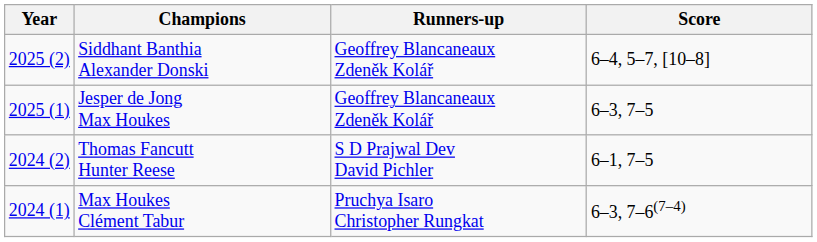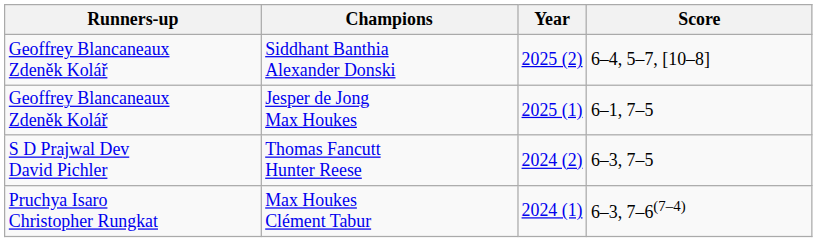columns swapped: (39, 19) <-> (459, 19)
(622, 110) 6–3, 7–5 -> (622, 110) 6–1, 7–5
(622, 160) 6–1, 7–5 -> (622, 160) 6–3, 7–5
